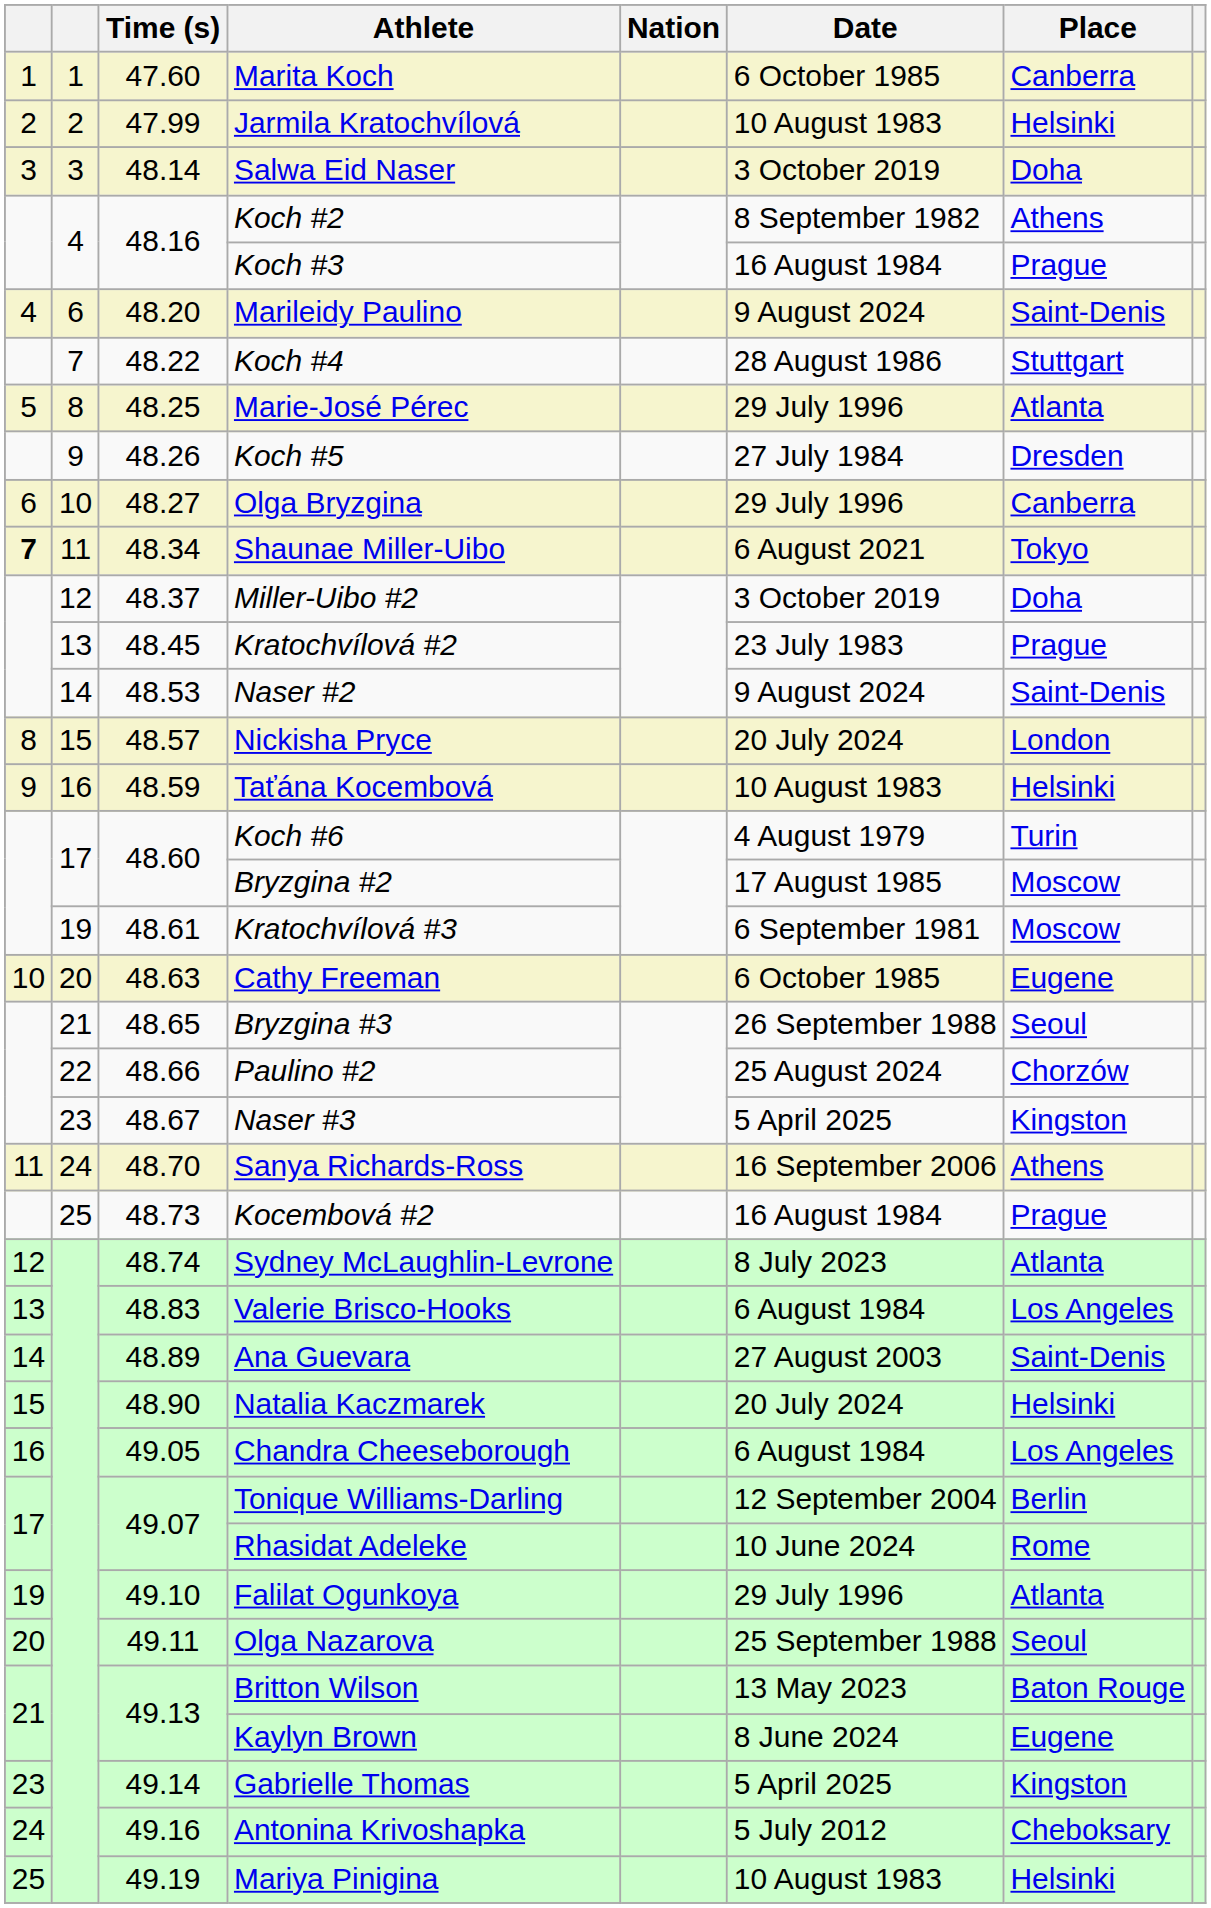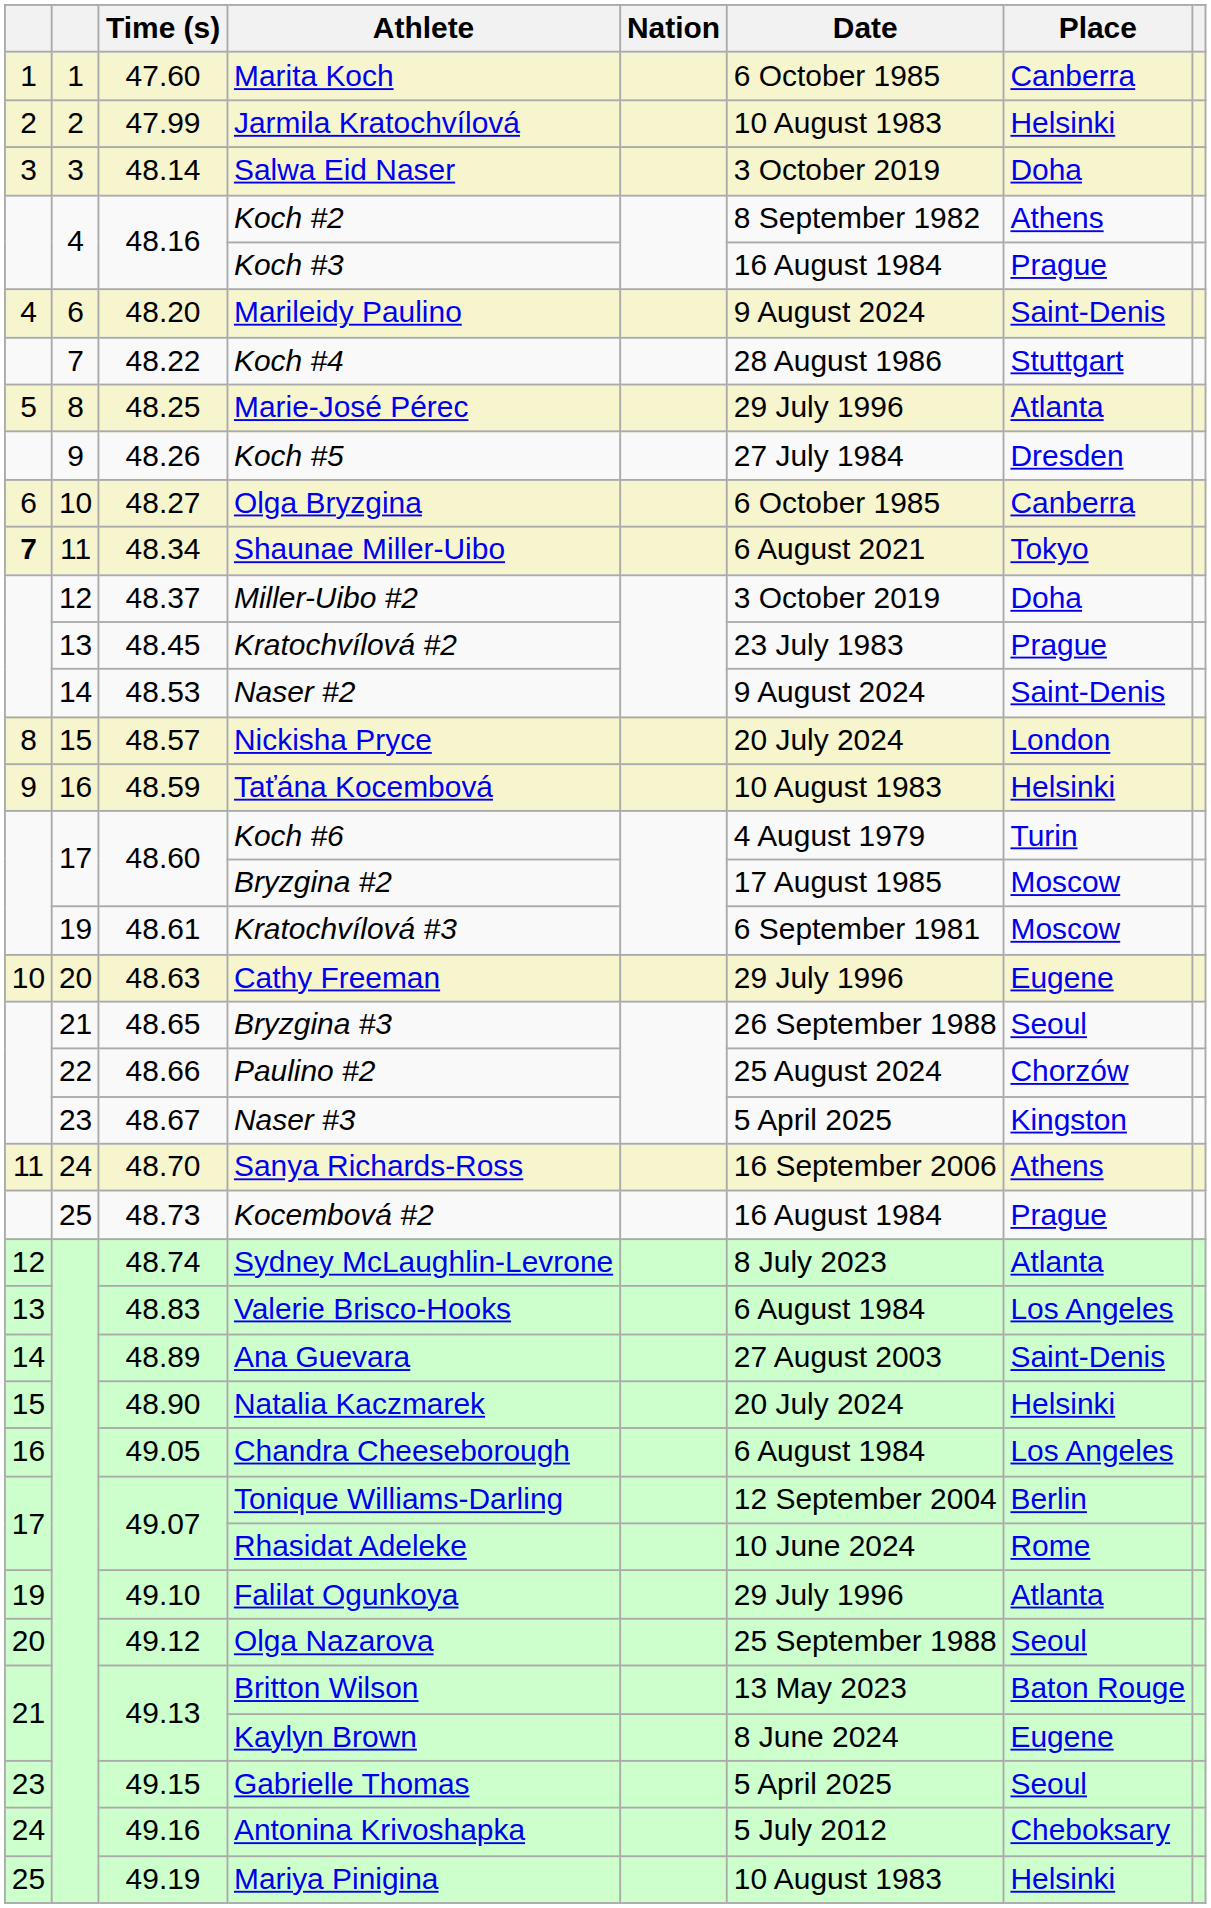(819, 502) 29 July 1996 -> (837, 502) 6 October 1985
(837, 977) 6 October 1985 -> (819, 977) 29 July 1996
(163, 1641) 49.11 -> (163, 1641) 49.12
(163, 1783) 49.14 -> (163, 1783) 49.15
(1069, 1783) Kingston -> (1049, 1783) Seoul
